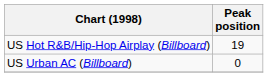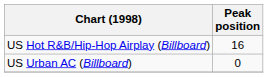(238, 44) 19 -> (238, 44) 16
